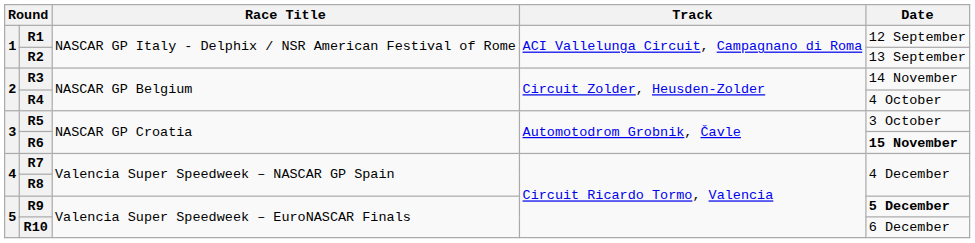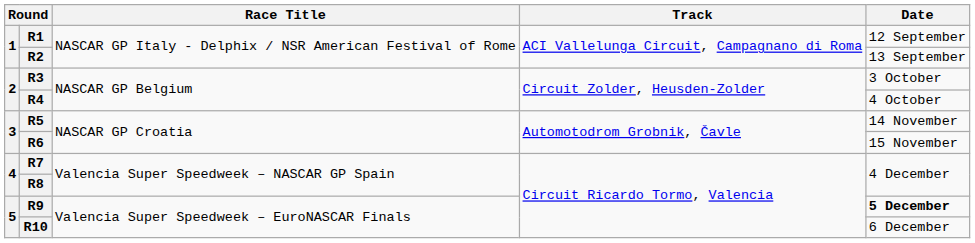(913, 79) 14 November -> (905, 79) 3 October
(905, 121) 3 October -> (913, 121) 14 November
(913, 143) bold -> (913, 143) normal
